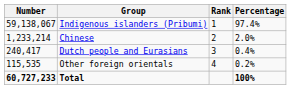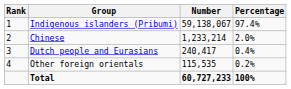columns swapped: (221, 11) <-> (31, 11)
